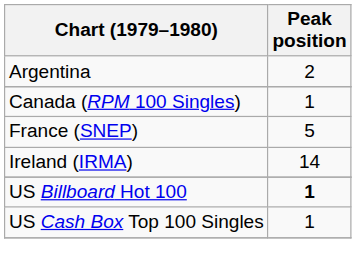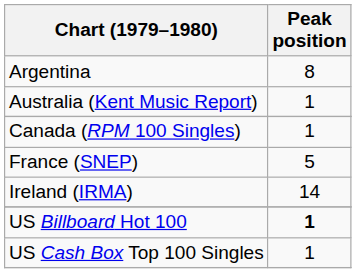(310, 71) 2 -> (310, 71) 8
+ row: (133, 101)
